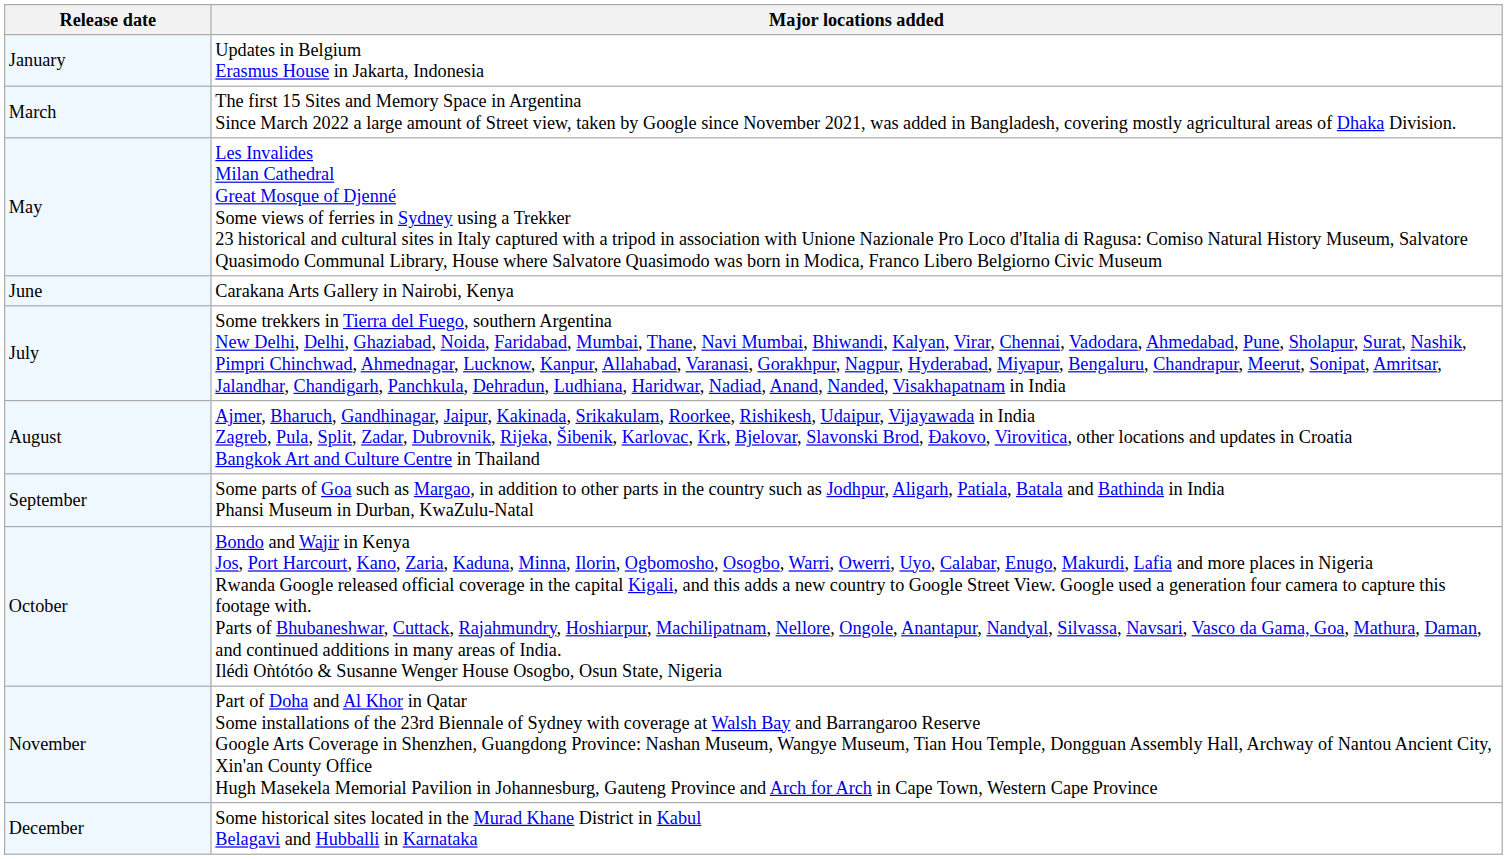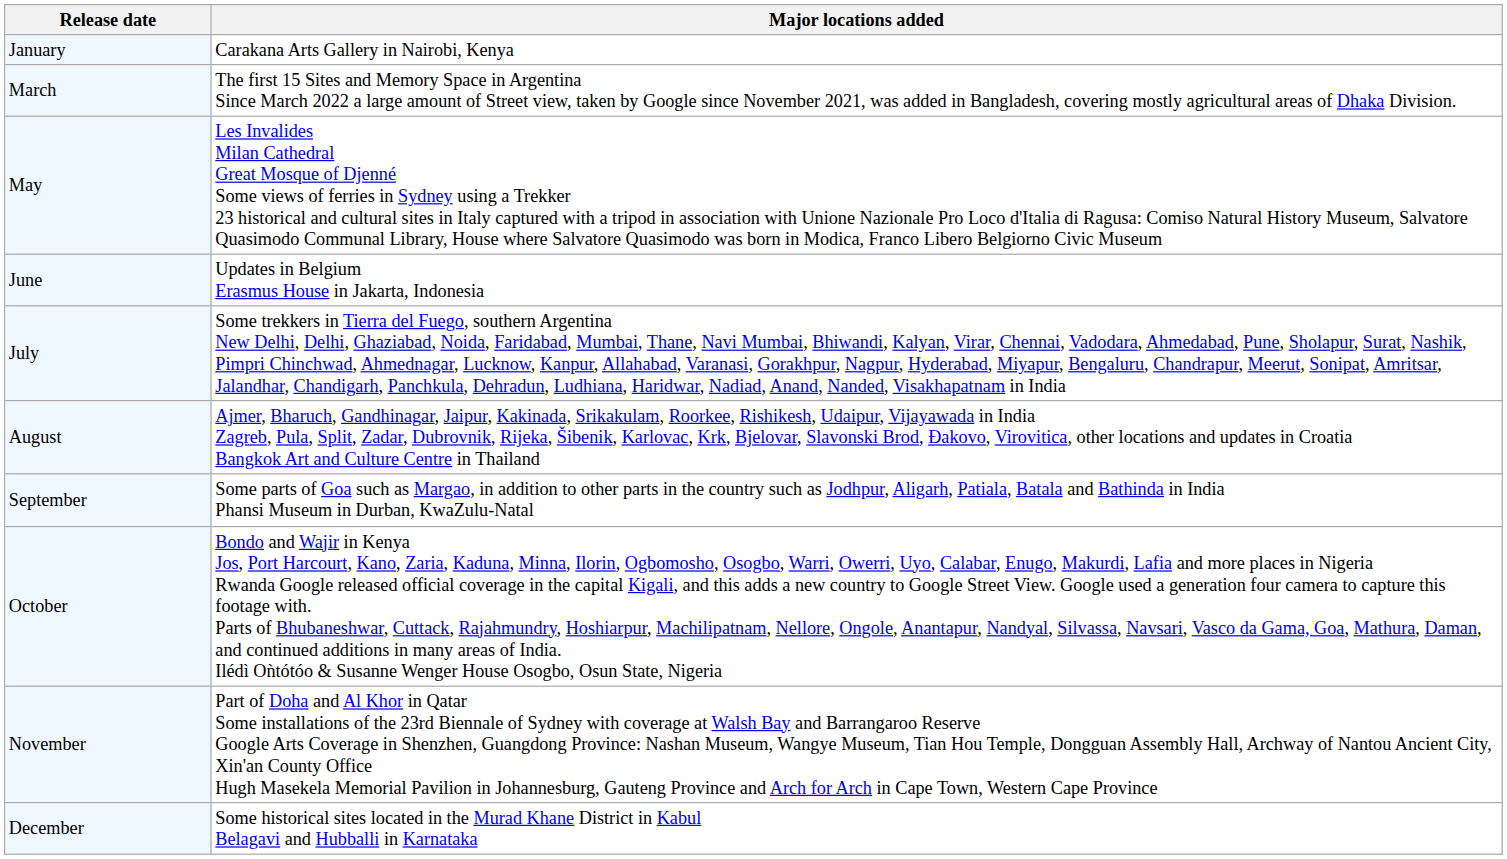(350, 60) Updates in Belgium Erasmus House in Jakarta, Indonesia -> (365, 49) Carakana Arts Gallery in Nairobi, Kenya
(365, 291) Carakana Arts Gallery in Nairobi, Kenya -> (350, 280) Updates in Belgium Erasmus House in Jakarta, Indonesia
